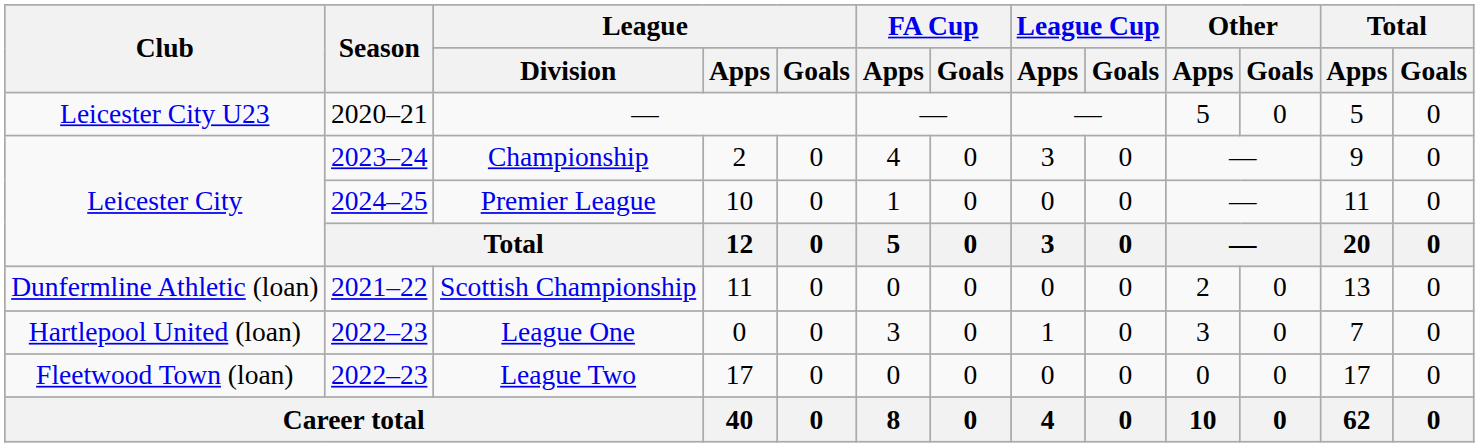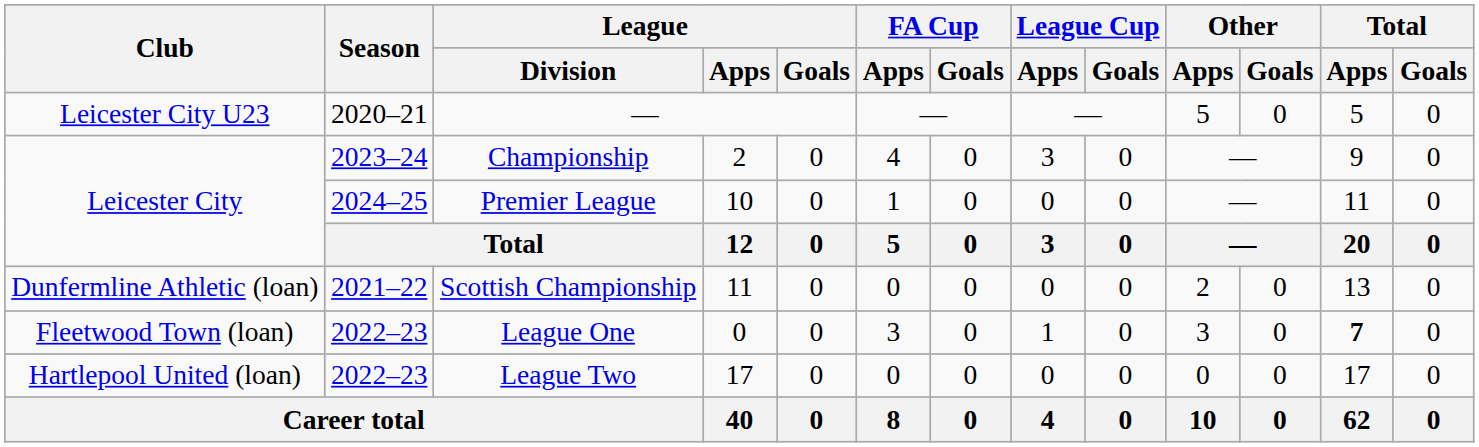(165, 331) Hartlepool United (loan) -> (165, 331) Fleetwood Town (loan)
(1357, 331) normal -> (1357, 331) bold
(165, 375) Fleetwood Town (loan) -> (165, 375) Hartlepool United (loan)
